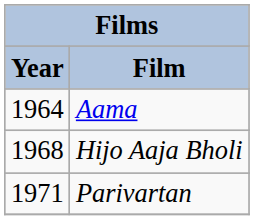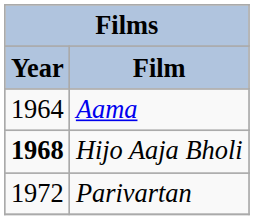(37, 151) normal -> (37, 151) bold
(37, 192) 1971 -> (37, 192) 1972
